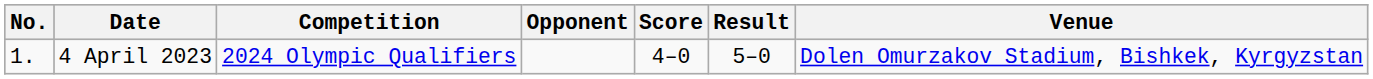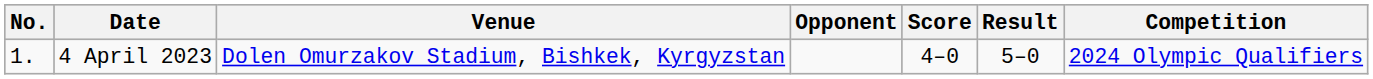columns swapped: (1082, 22) <-> (369, 22)
